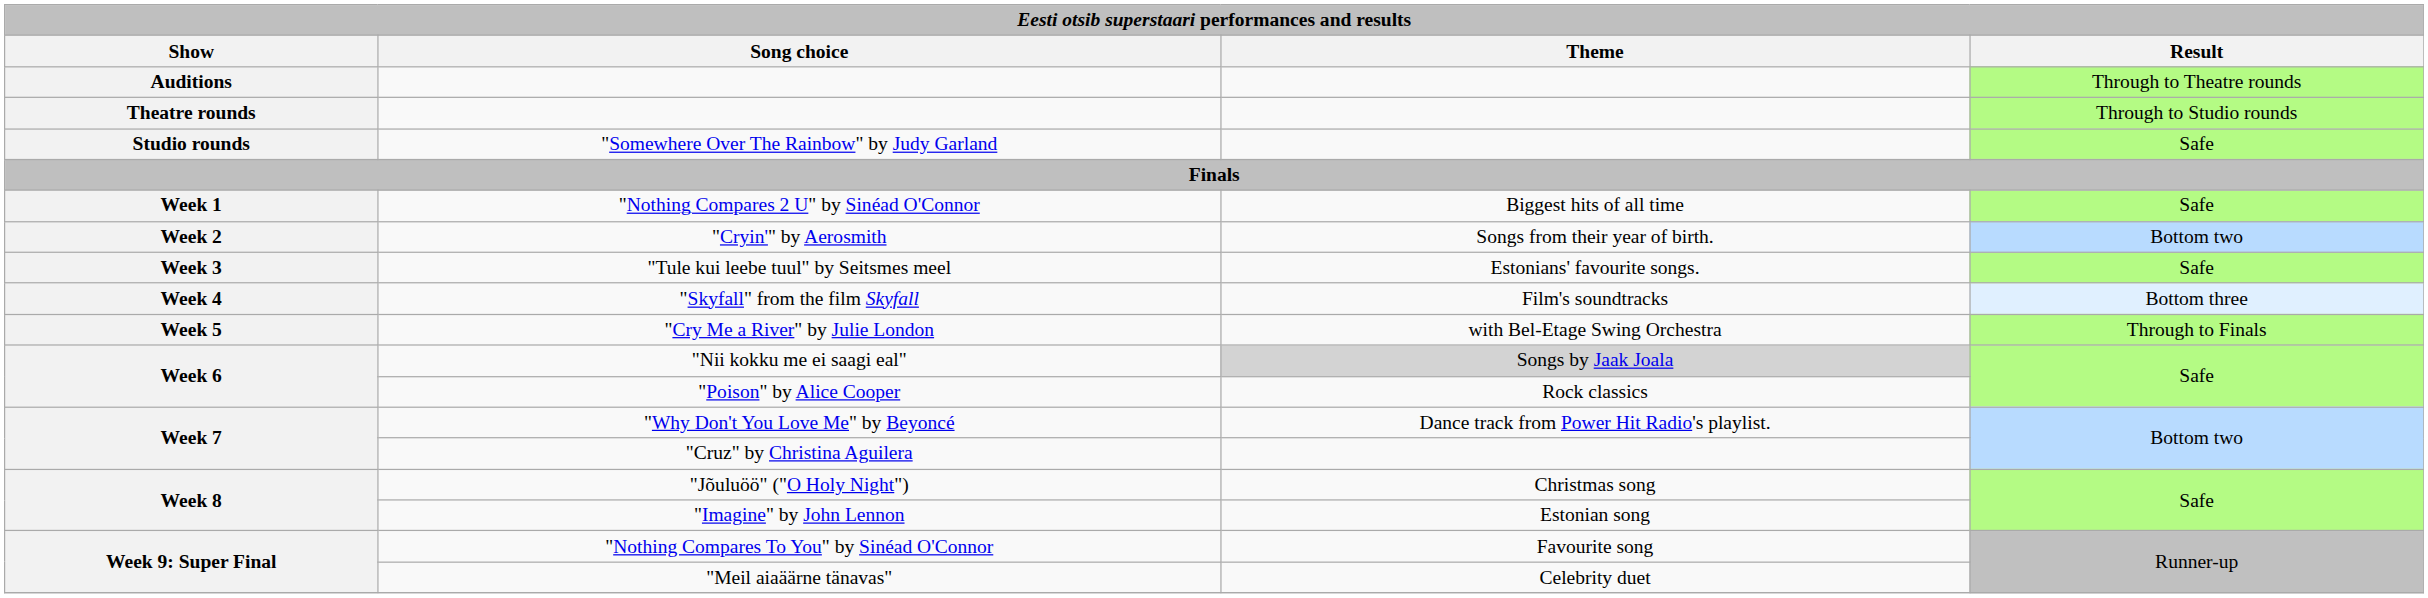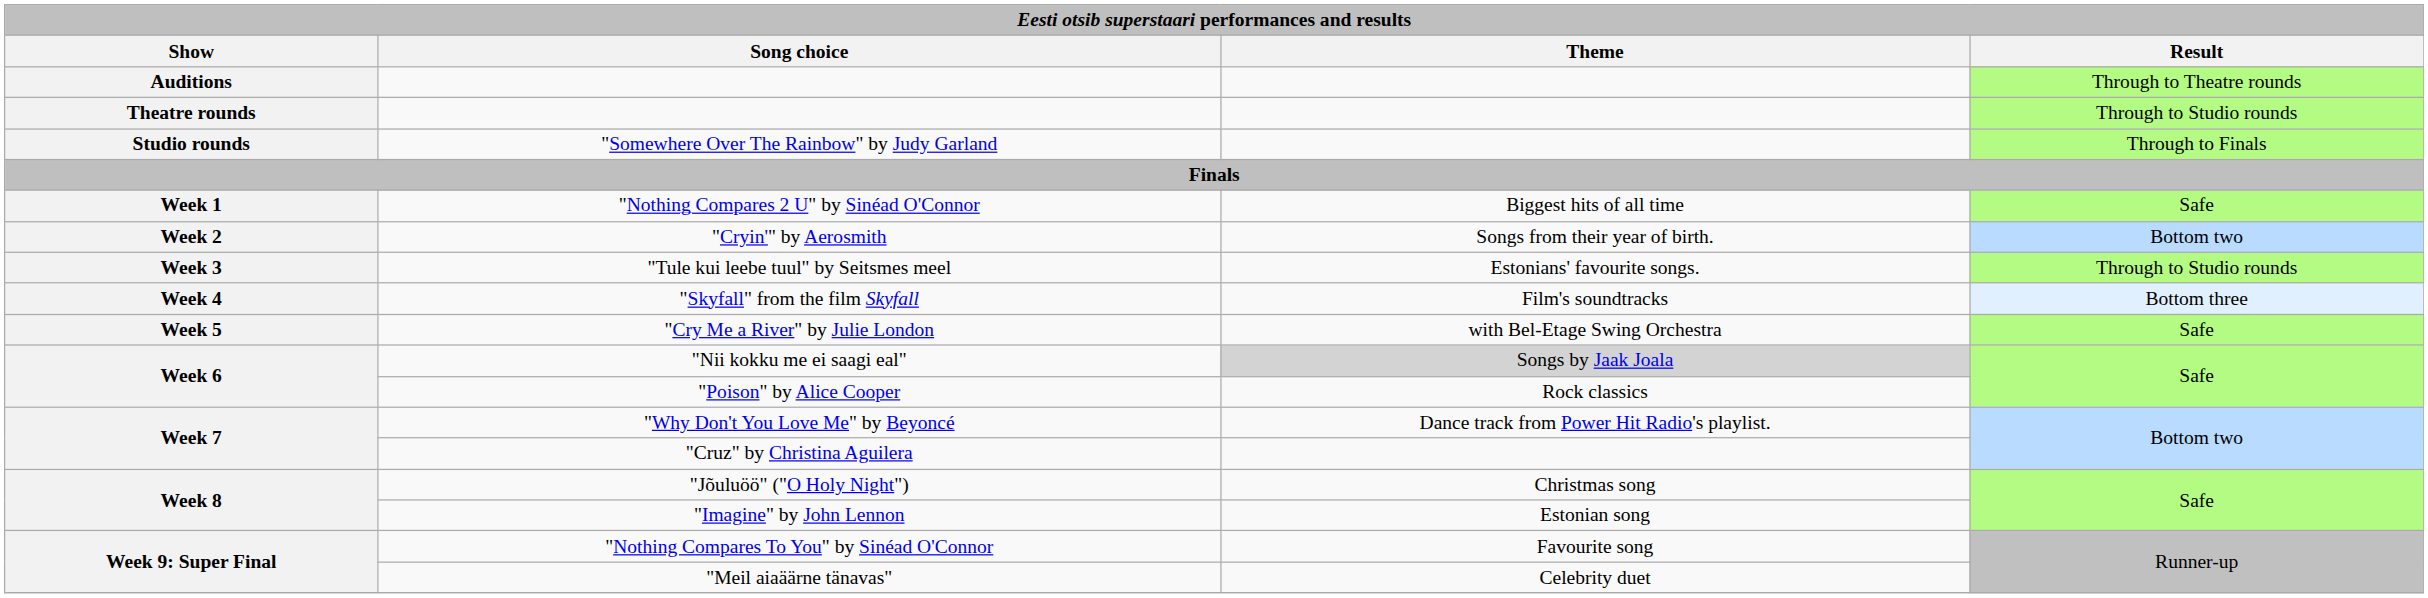(2197, 143) Safe -> (2197, 143) Through to Finals
(2197, 267) Safe -> (2197, 267) Through to Studio rounds
(2197, 329) Through to Finals -> (2197, 329) Safe
